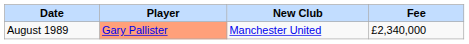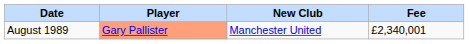(399, 31) £2,340,000 -> (399, 31) £2,340,001
